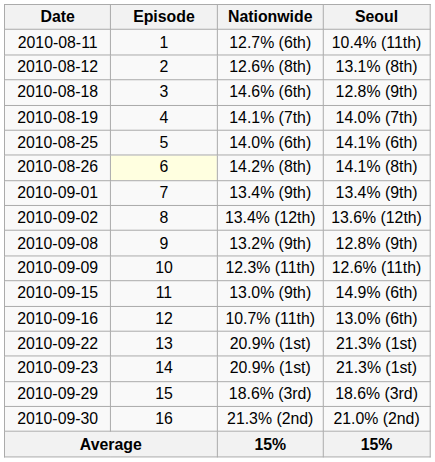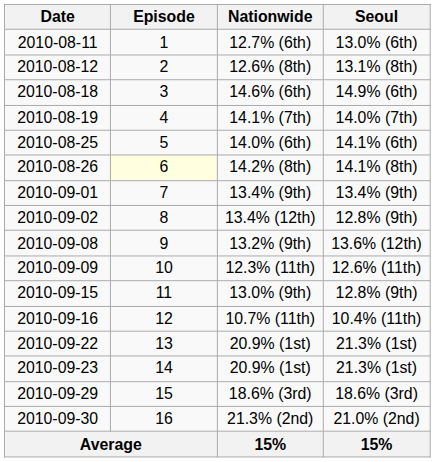(377, 42) 10.4% (11th) -> (377, 42) 13.0% (6th)
(377, 92) 12.8% (9th) -> (377, 92) 14.9% (6th)
(377, 218) 13.6% (12th) -> (377, 218) 12.8% (9th)
(377, 243) 12.8% (9th) -> (377, 243) 13.6% (12th)
(377, 293) 14.9% (6th) -> (377, 293) 12.8% (9th)
(377, 318) 13.0% (6th) -> (377, 318) 10.4% (11th)
